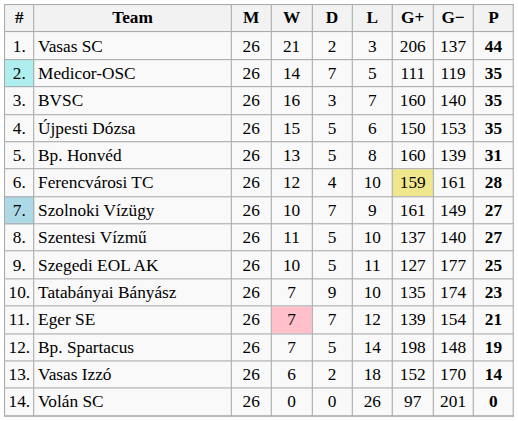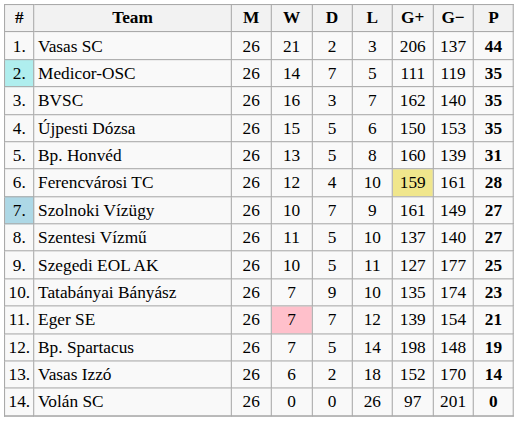(413, 100) 160 -> (413, 100) 162
